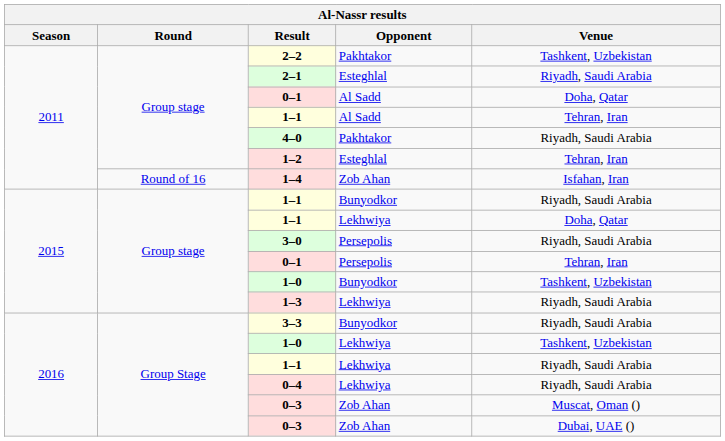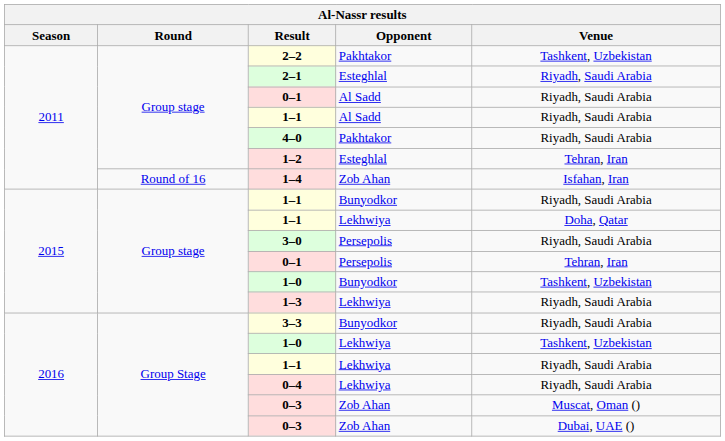(596, 96) Doha, Qatar -> (596, 96) Riyadh, Saudi Arabia
(596, 117) Tehran, Iran -> (596, 117) Riyadh, Saudi Arabia
